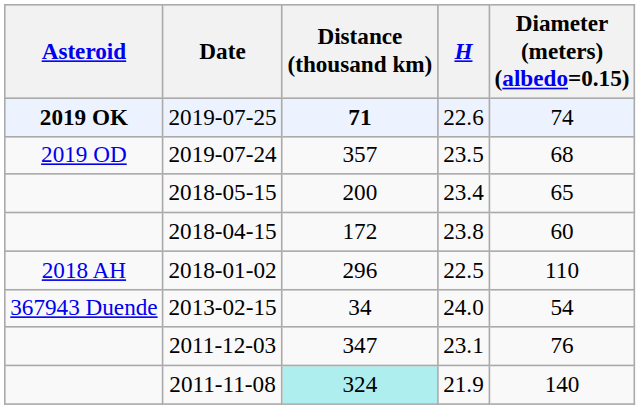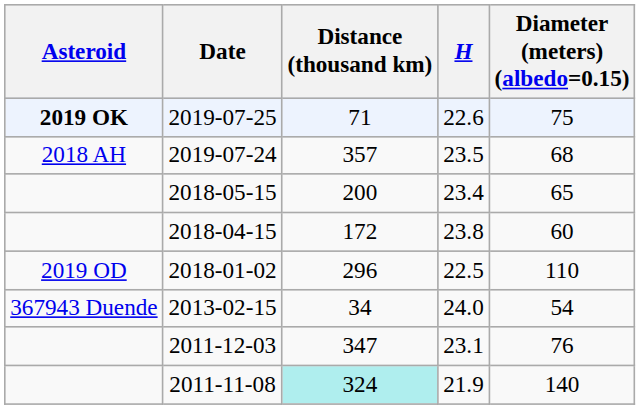(360, 116) bold -> (360, 116) normal
(562, 116) 74 -> (562, 116) 75
(84, 155) 2019 OD -> (84, 155) 2018 AH
(84, 269) 2018 AH -> (84, 269) 2019 OD
